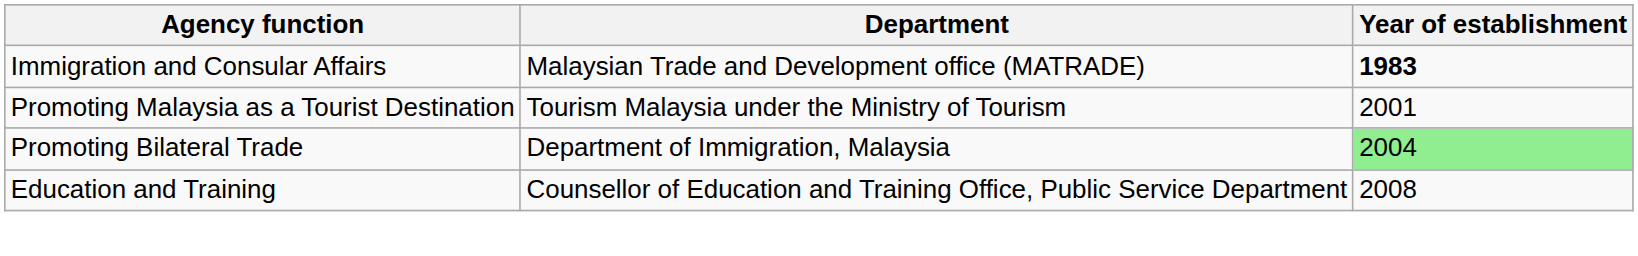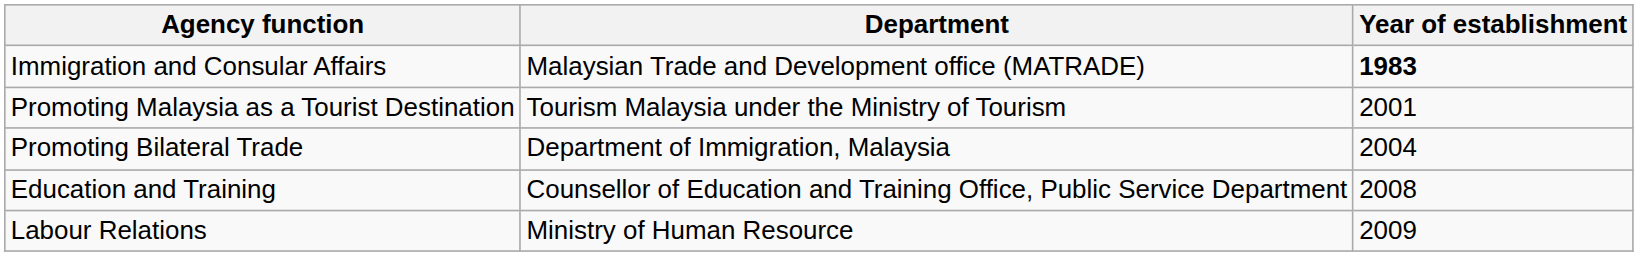(1388, 148) lightgreen background -> (1388, 148) no background
+ row: (109, 230)
